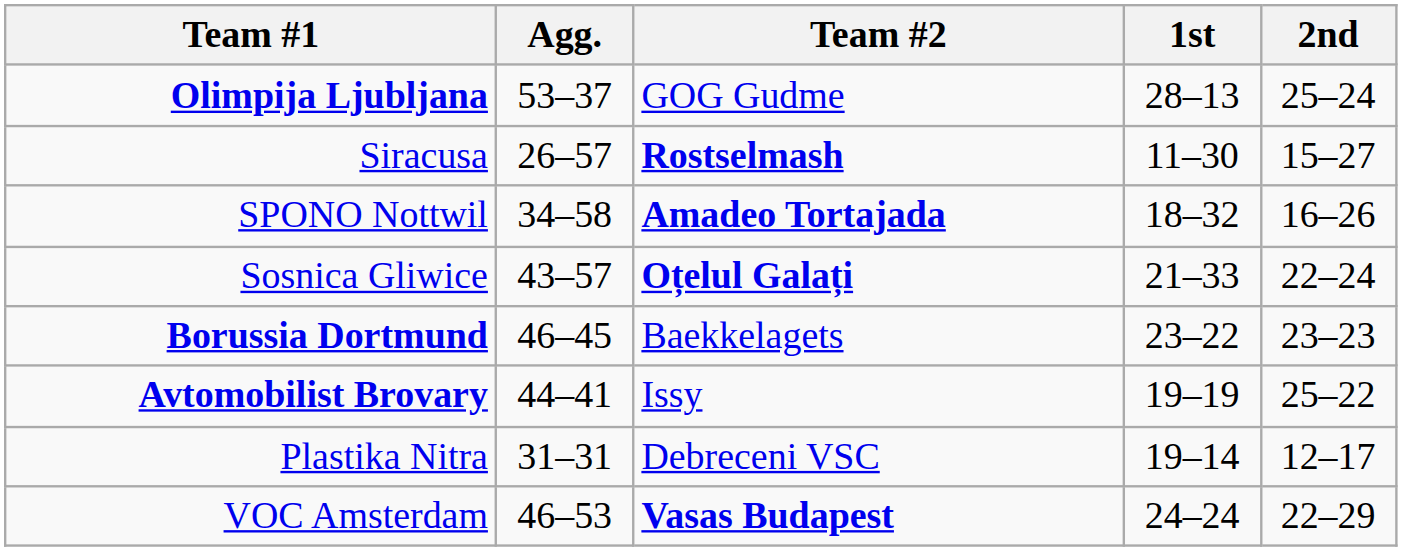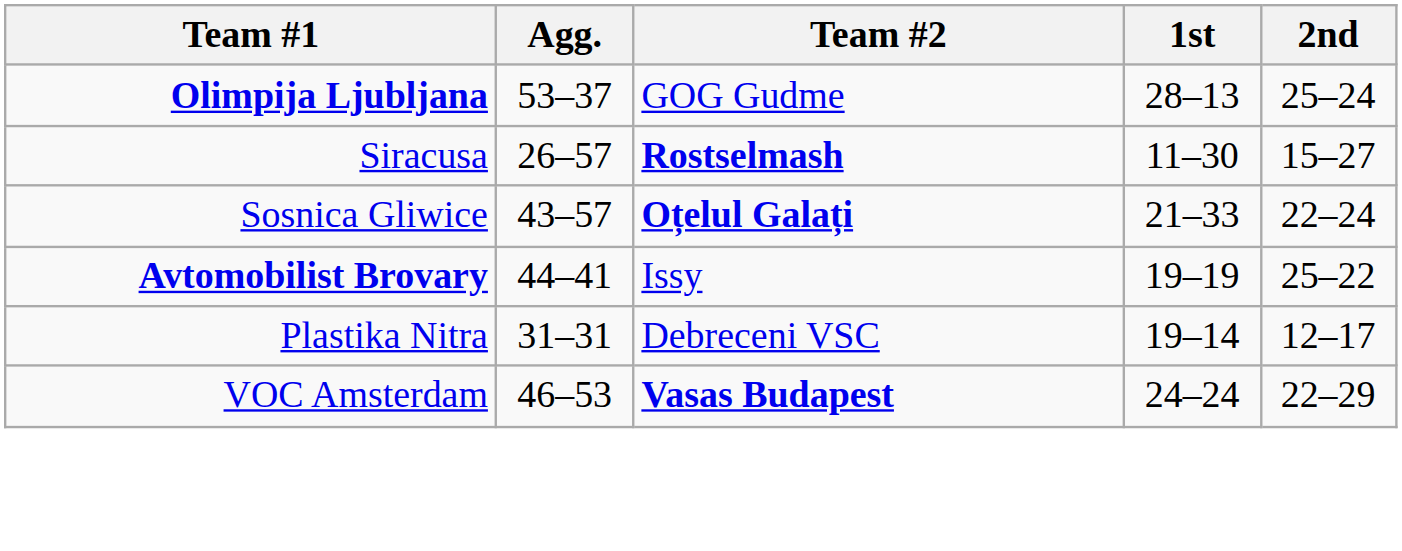- row: (363, 214)
- row: (327, 335)
